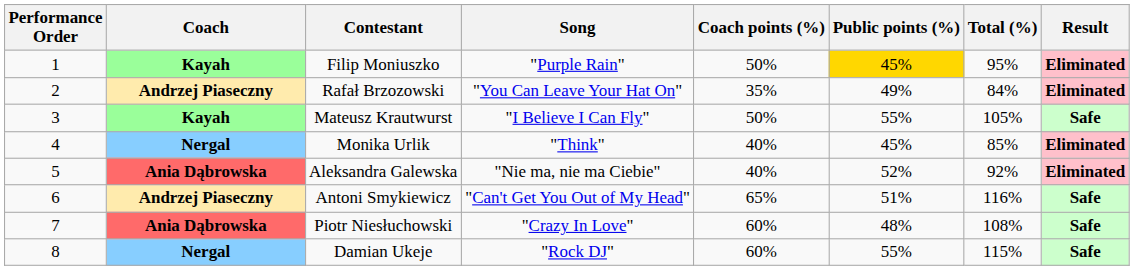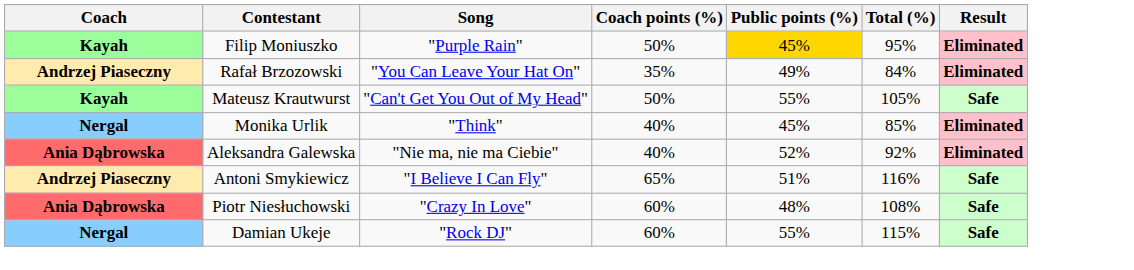- column: (56, 27)
(578, 117) "I Believe I Can Fly" -> (476, 98) "Can't Get You Out of My Head"
(578, 198) "Can't Get You Out of My Head" -> (476, 179) "I Believe I Can Fly"
